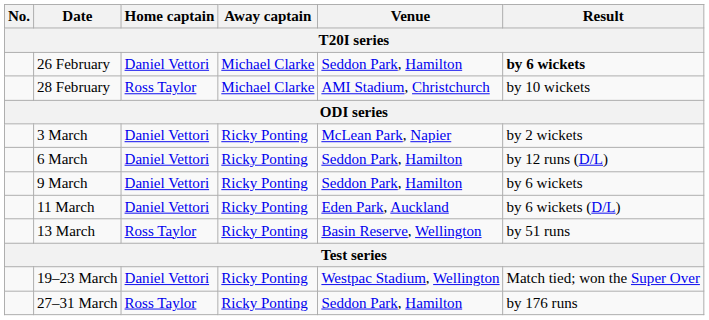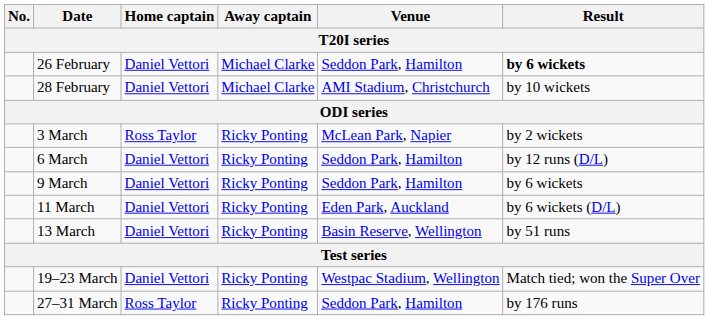(160, 87) Ross Taylor -> (167, 87) Daniel Vettori
(167, 135) Daniel Vettori -> (160, 135) Ross Taylor
(160, 231) Ross Taylor -> (167, 231) Daniel Vettori
